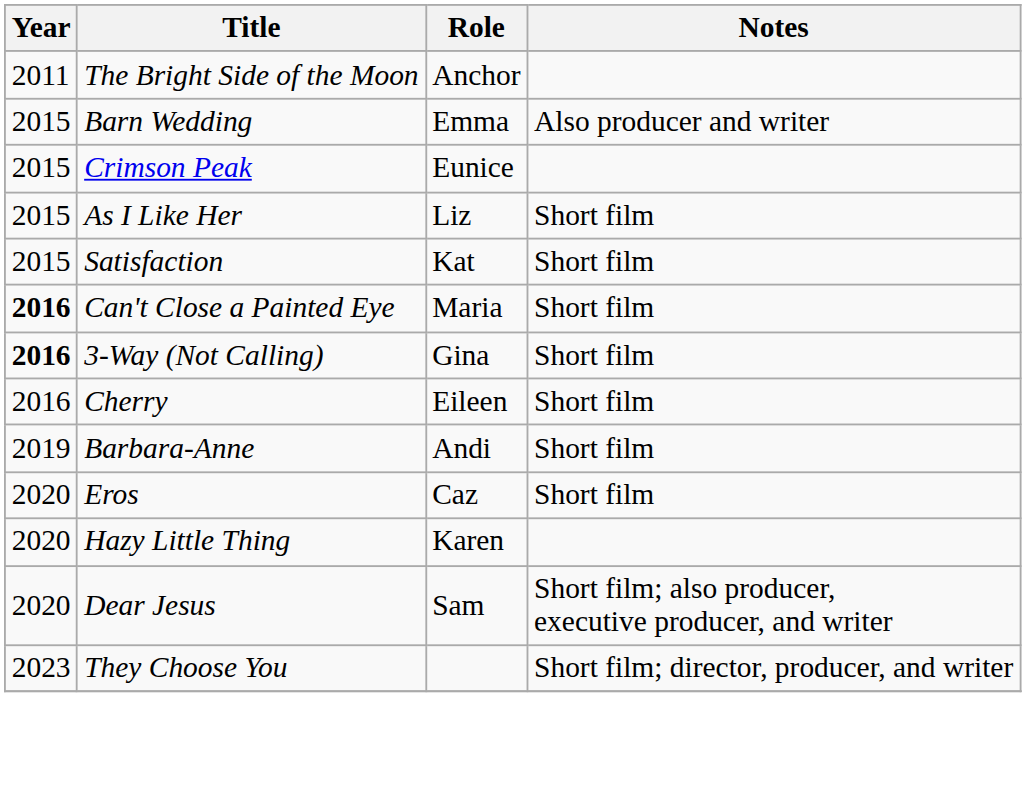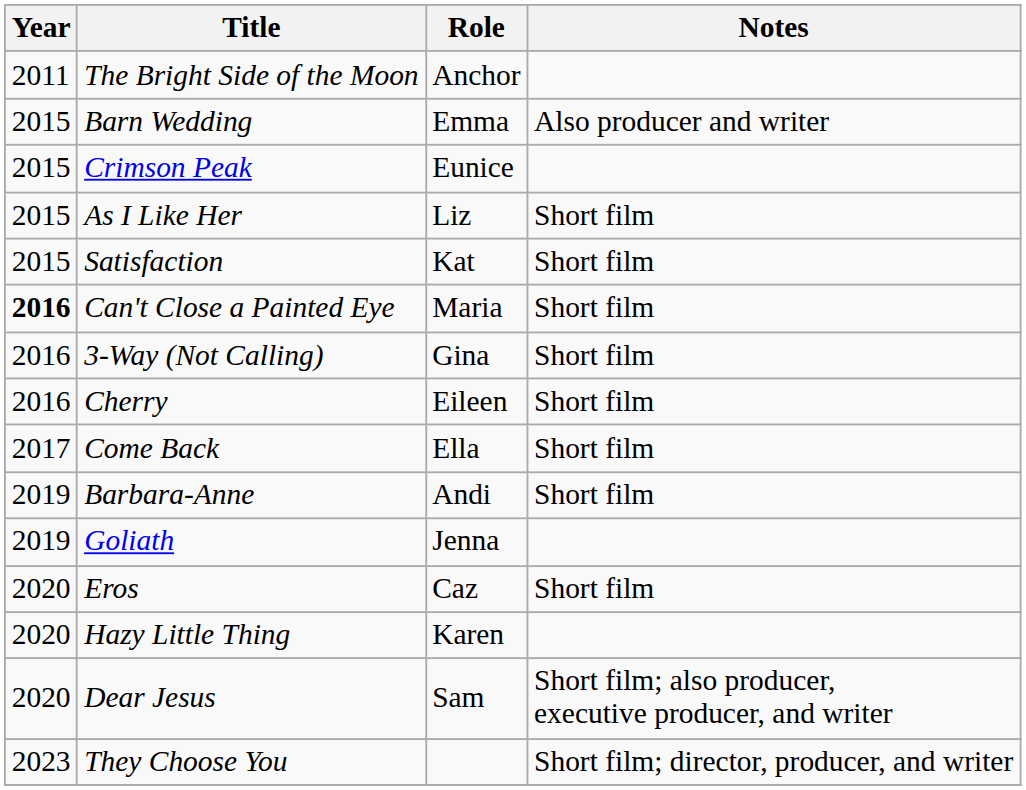(41, 354) bold -> (41, 354) normal
+ row: (152, 448)
+ row: (129, 541)
